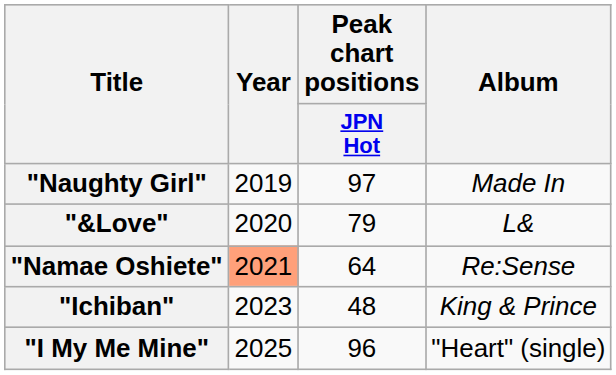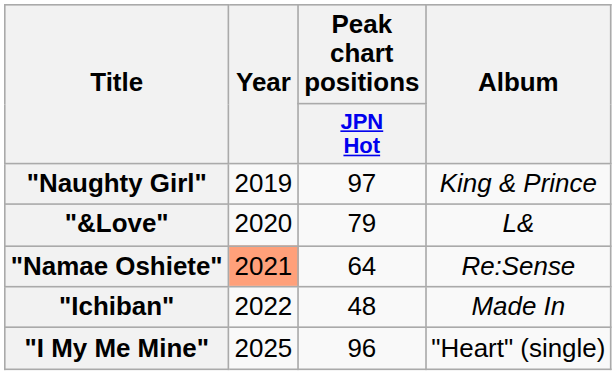(518, 183) Made In -> (518, 183) King & Prince
(263, 306) 2023 -> (263, 306) 2022
(518, 306) King & Prince -> (518, 306) Made In
